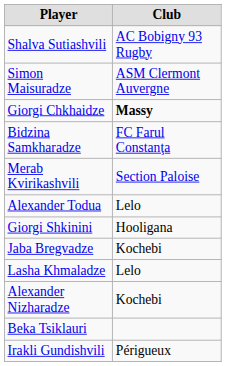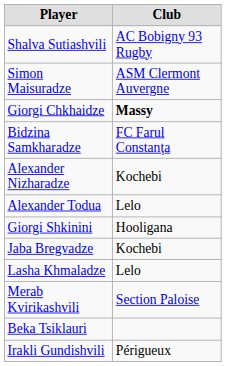rows swapped: (43, 176) <-> (39, 299)
